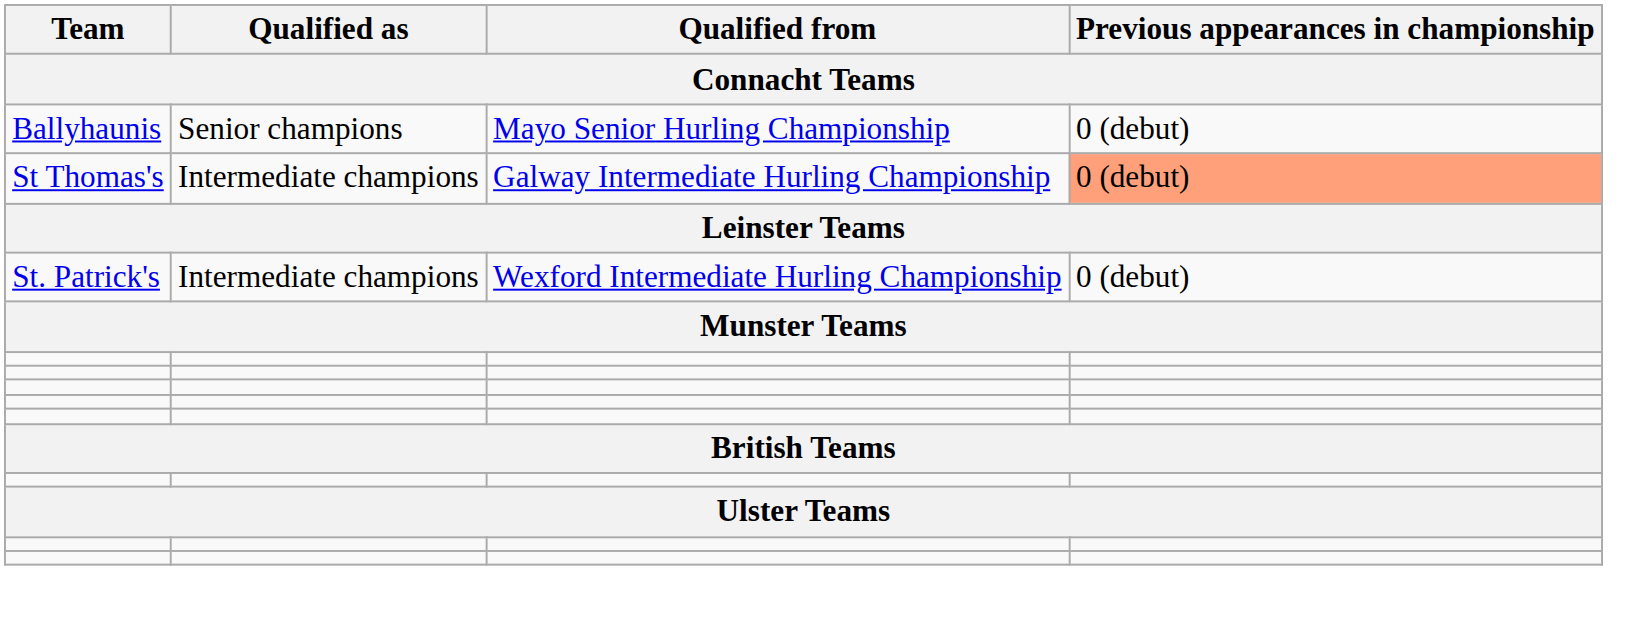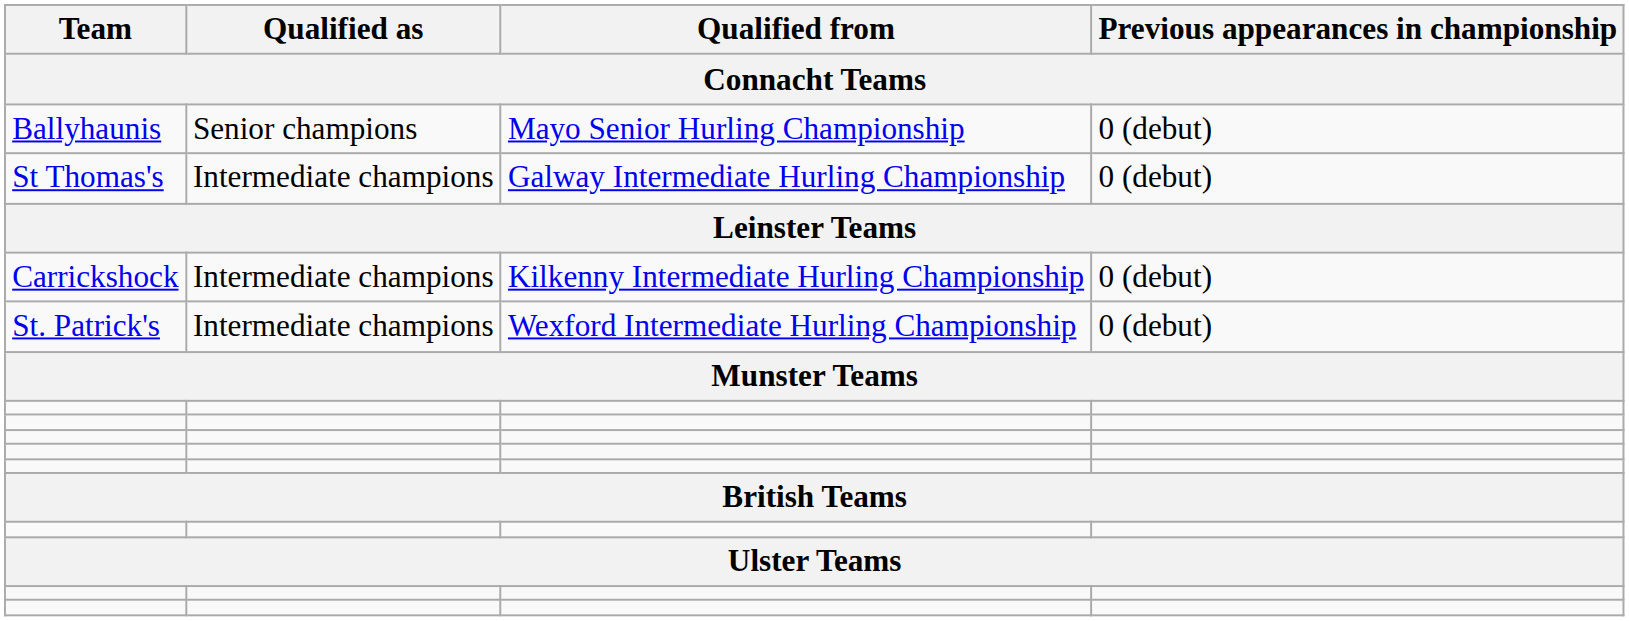(1133, 177) lightsalmon background -> (1155, 177) no background
+ row: (95, 276)
